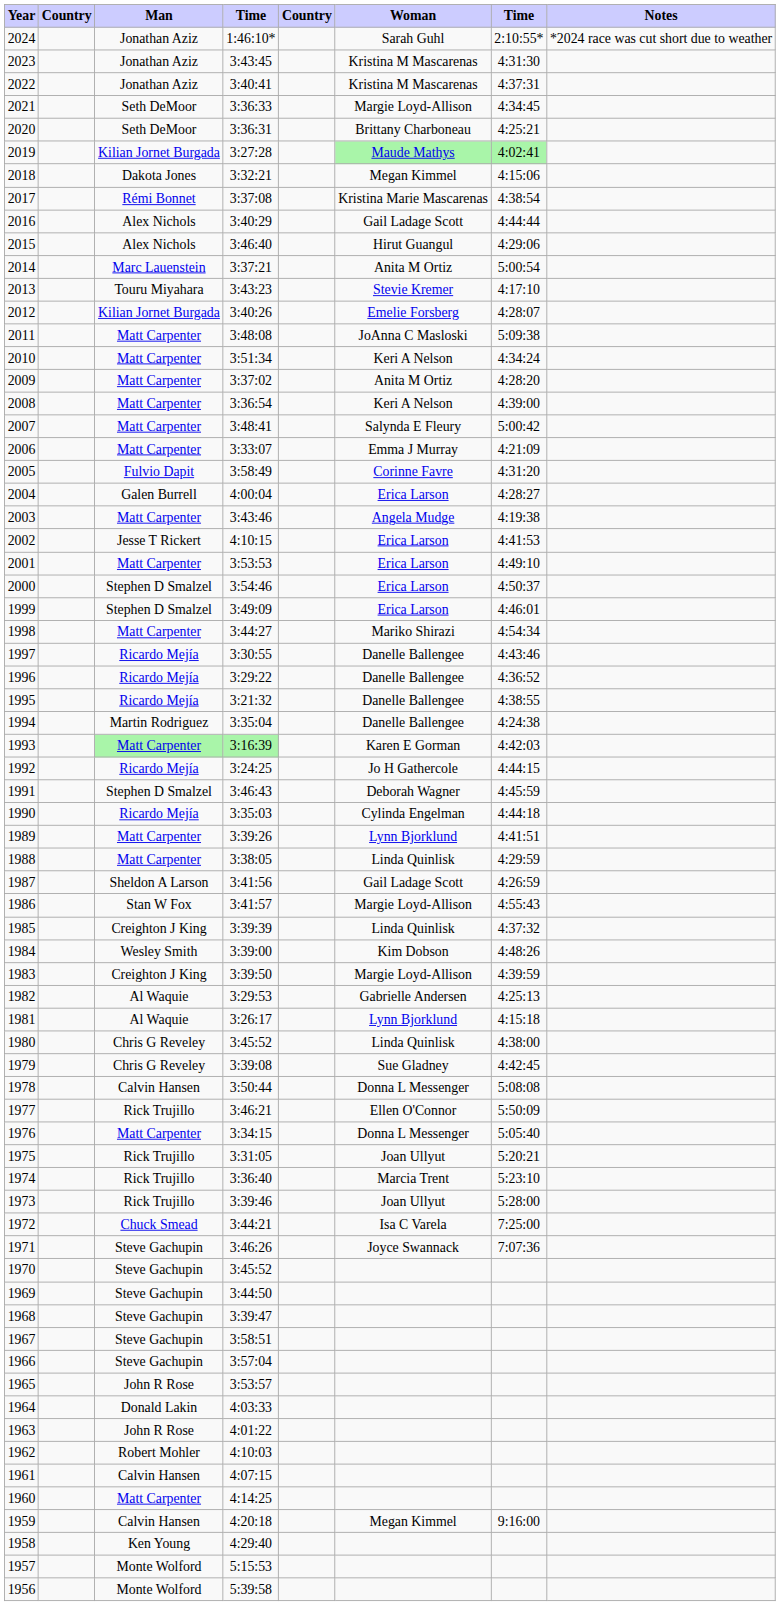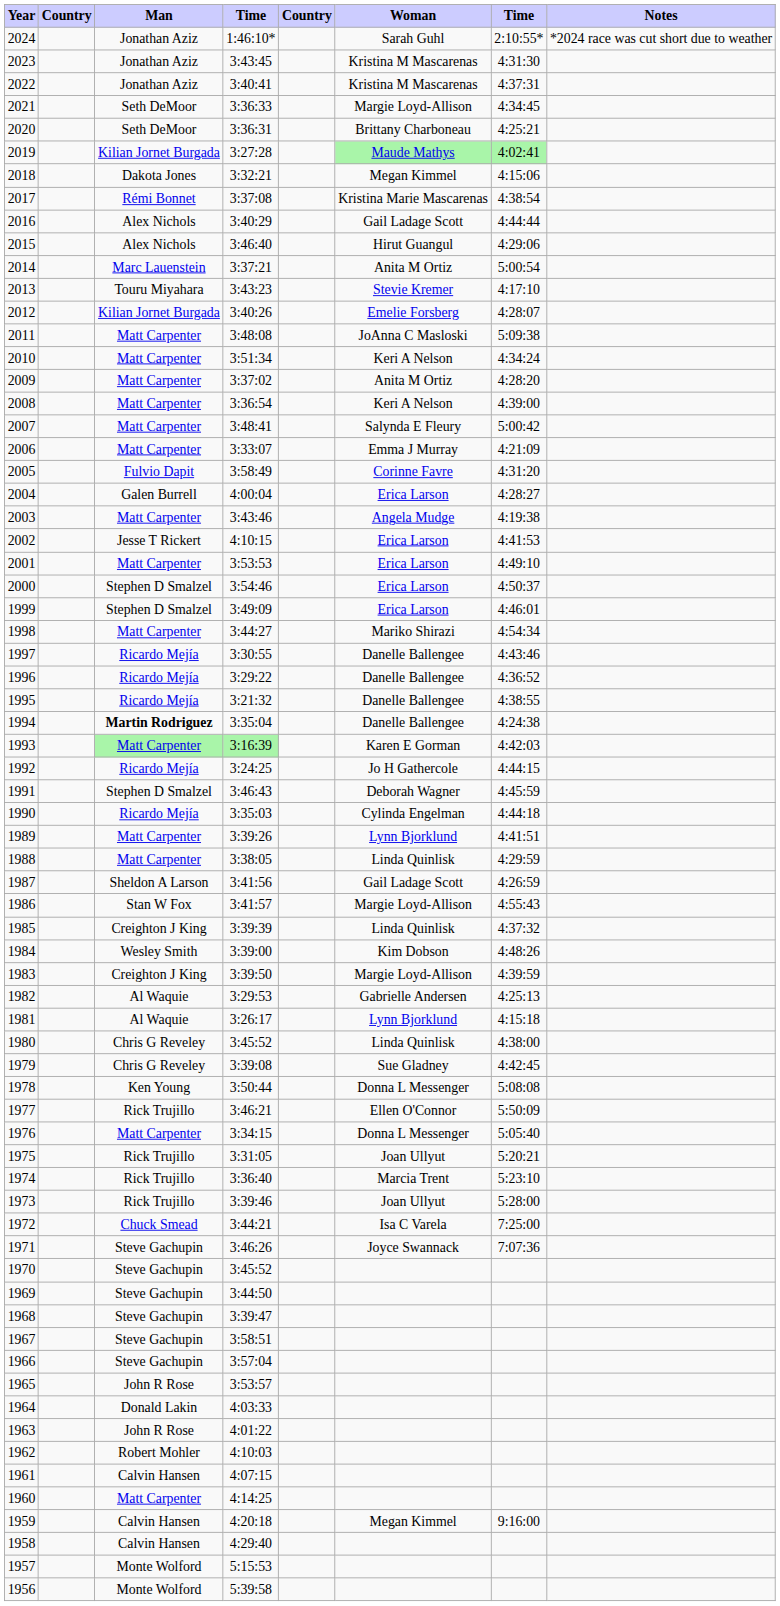(159, 723) normal -> (159, 723) bold
(159, 1088) Calvin Hansen -> (159, 1088) Ken Young
(159, 1544) Ken Young -> (159, 1544) Calvin Hansen
